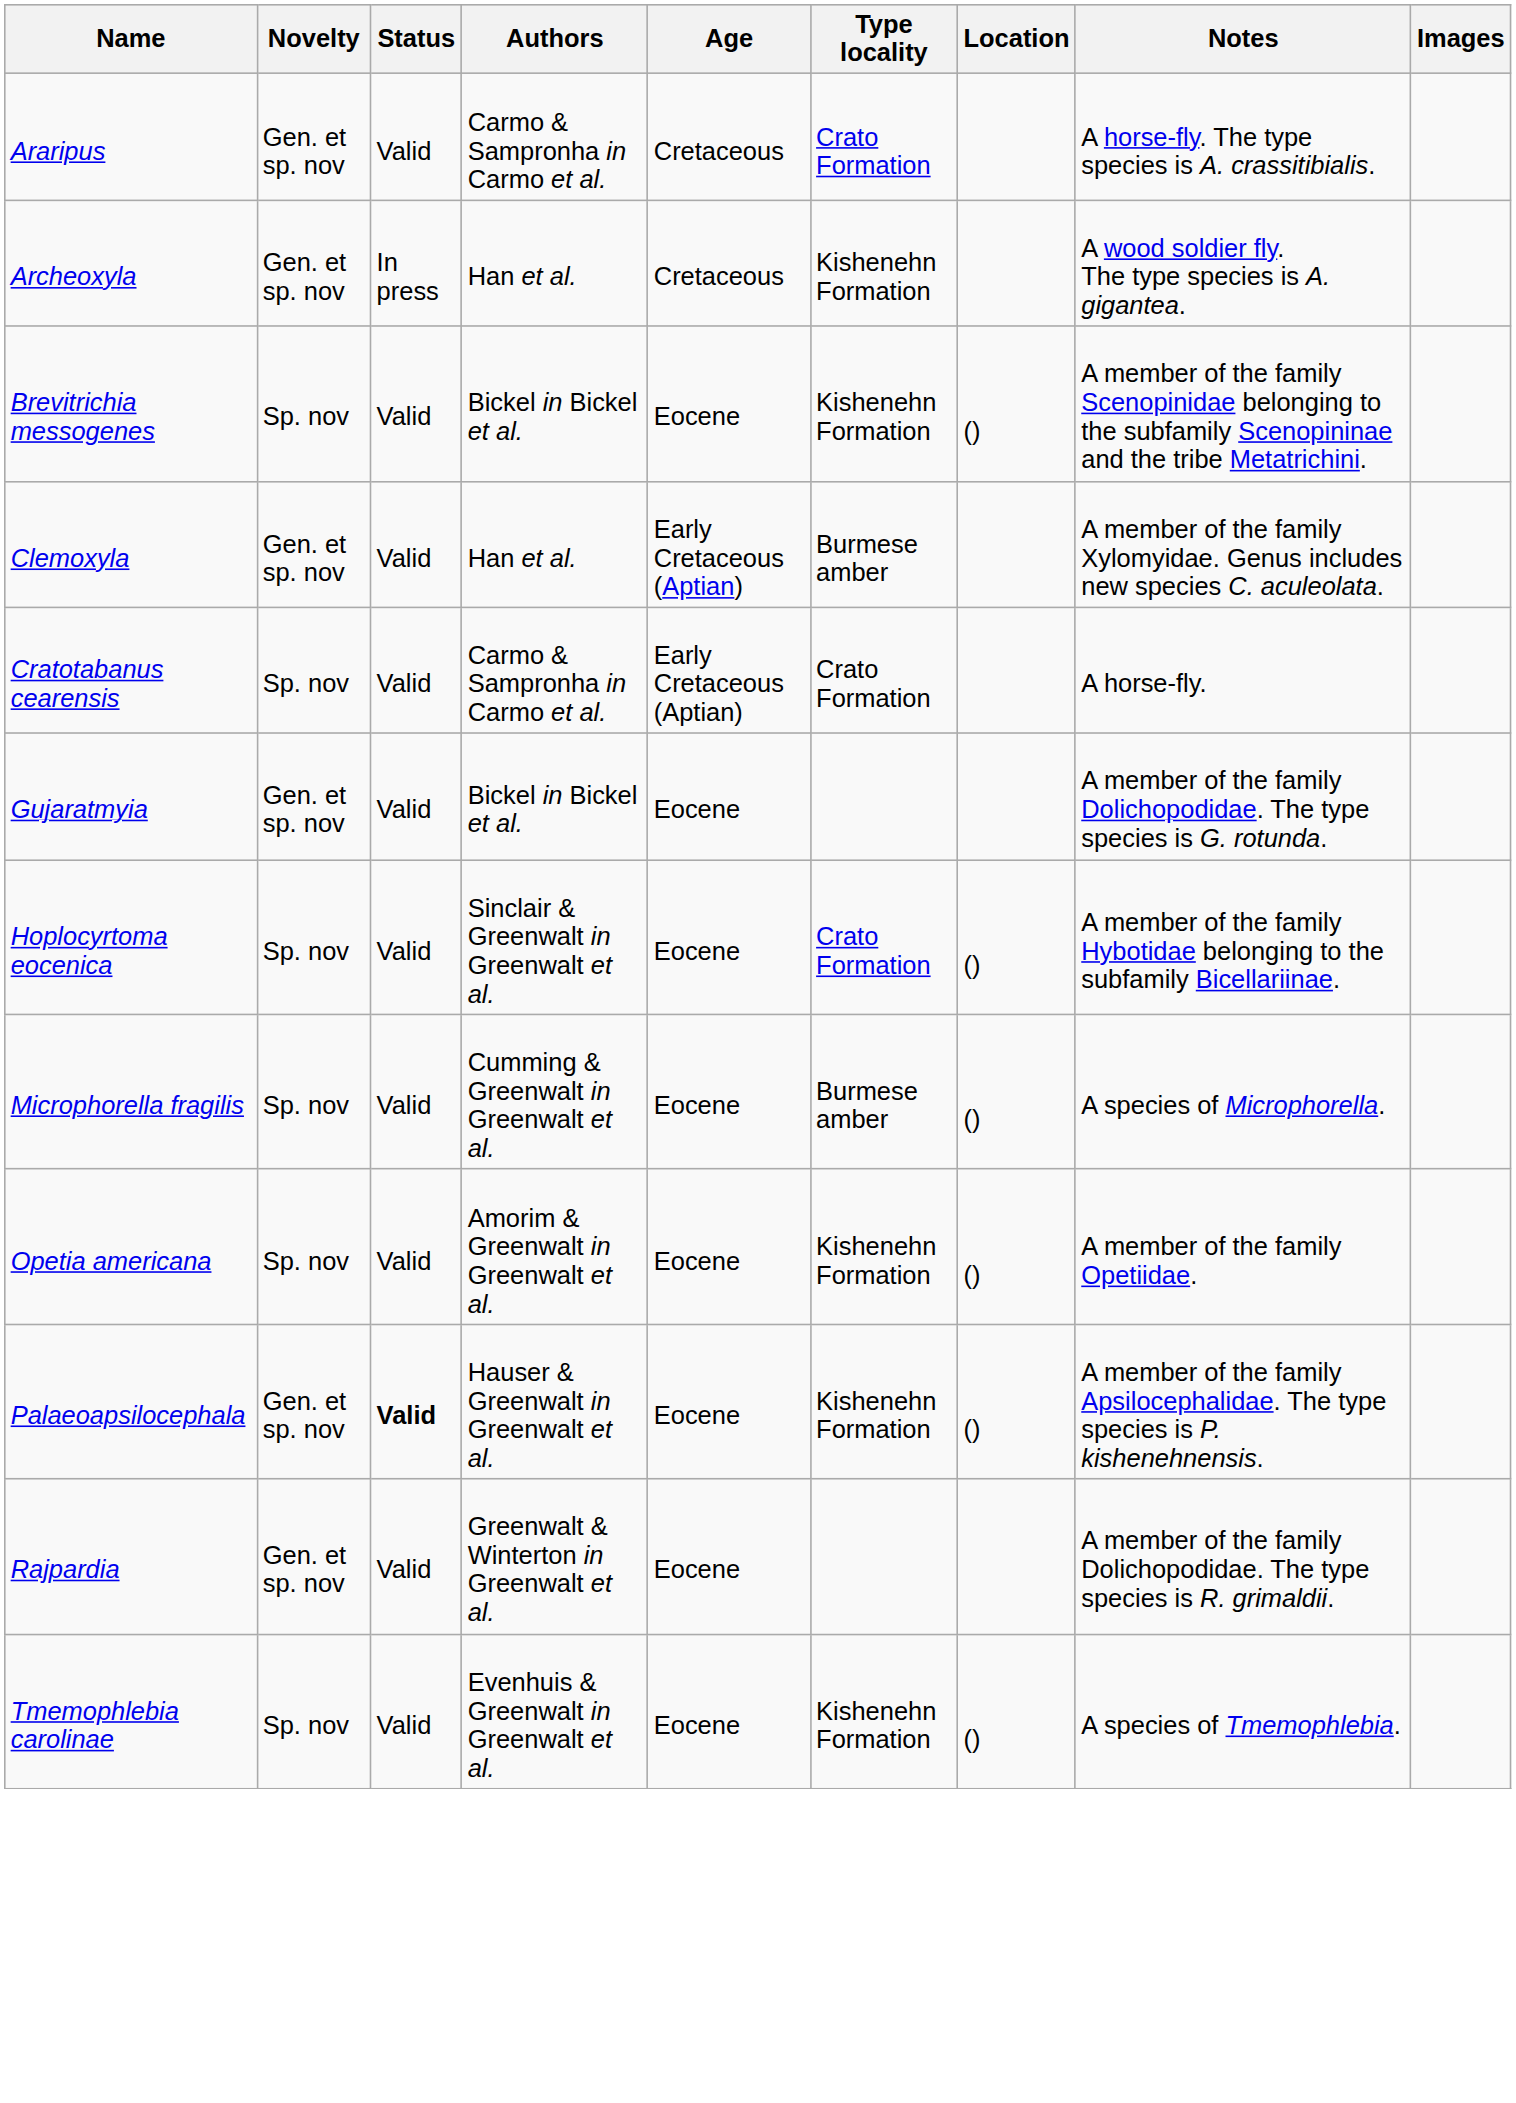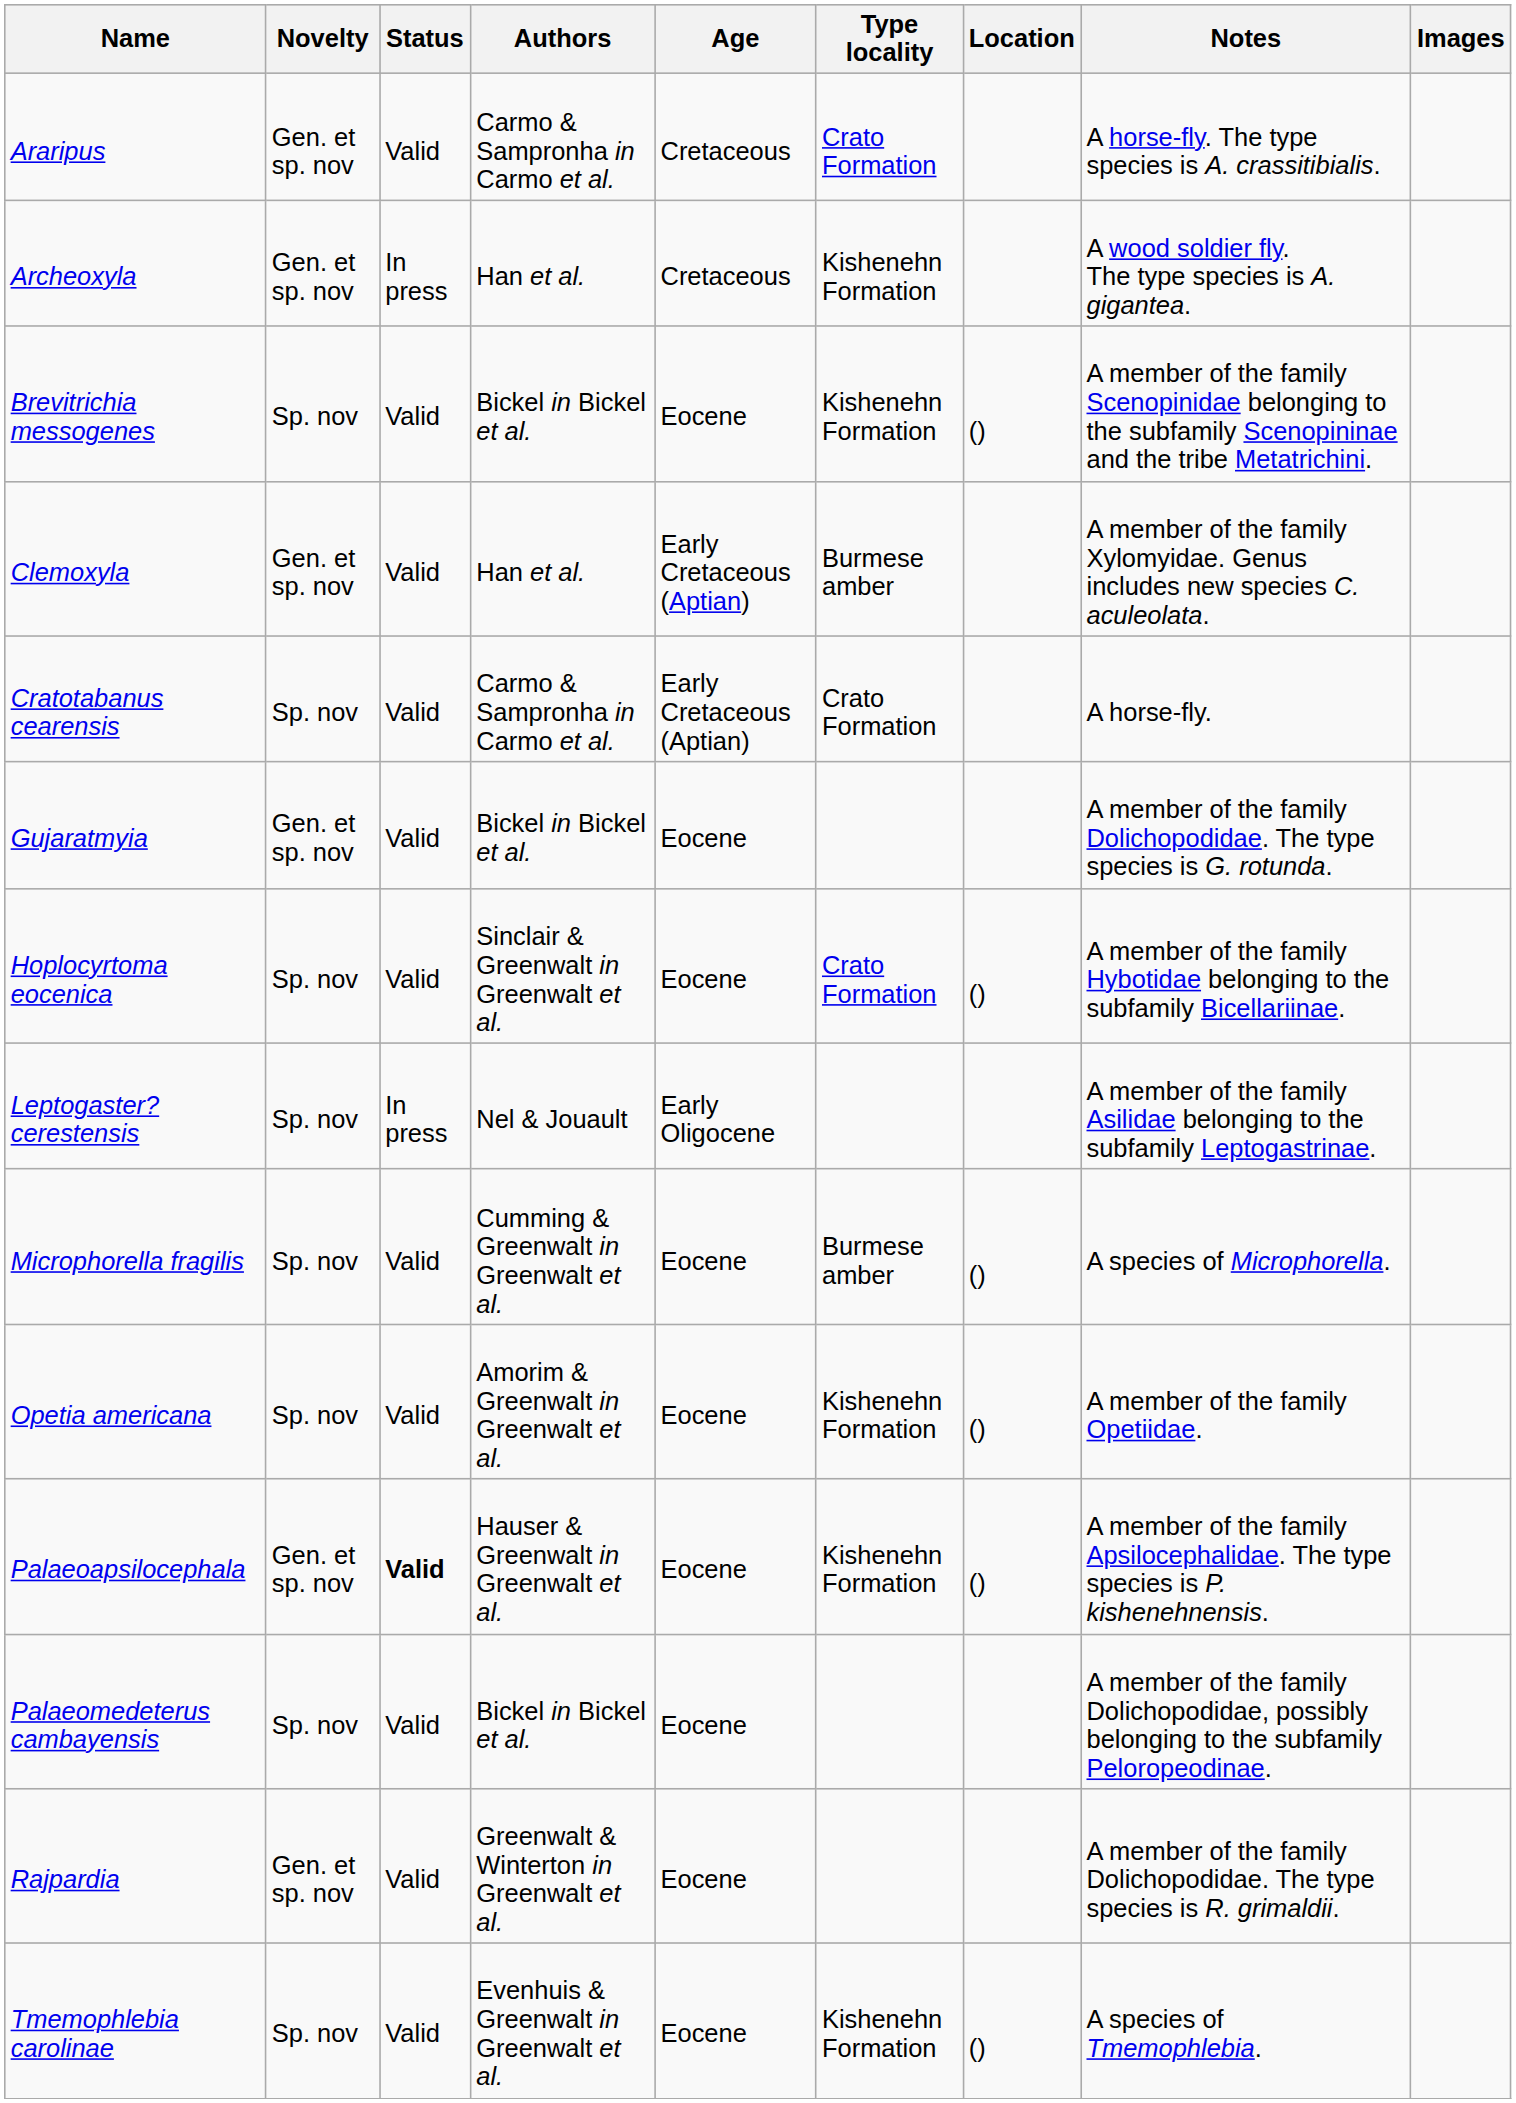+ row: (85, 1120)
+ row: (110, 1725)
